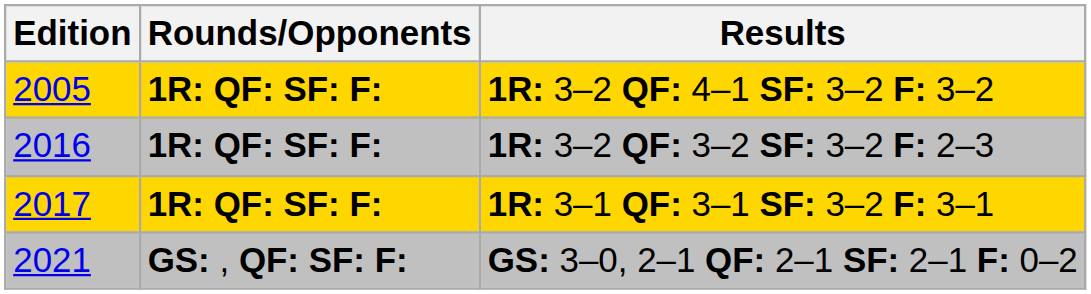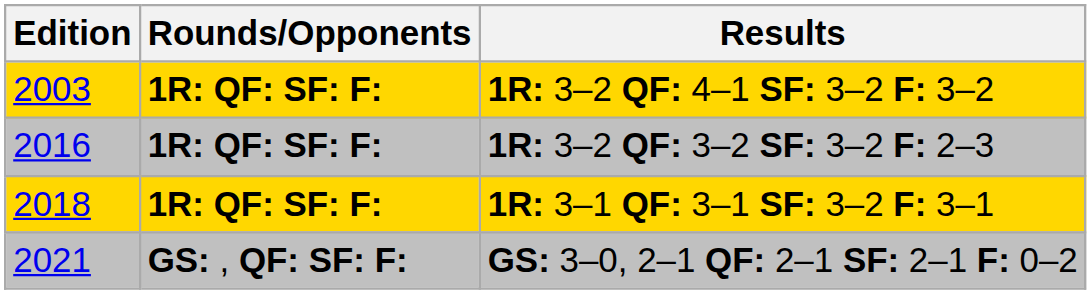(52, 89) 2005 -> (52, 89) 2003
(52, 202) 2017 -> (52, 202) 2018
